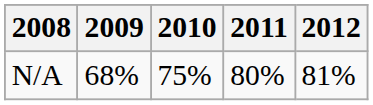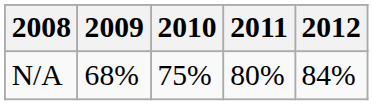(329, 74) 81% -> (329, 74) 84%
